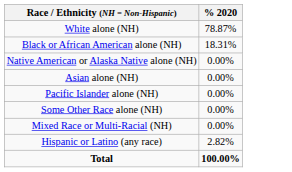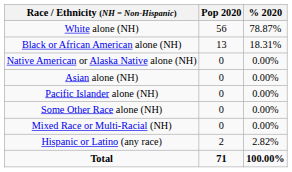+ column: (221, 12)
